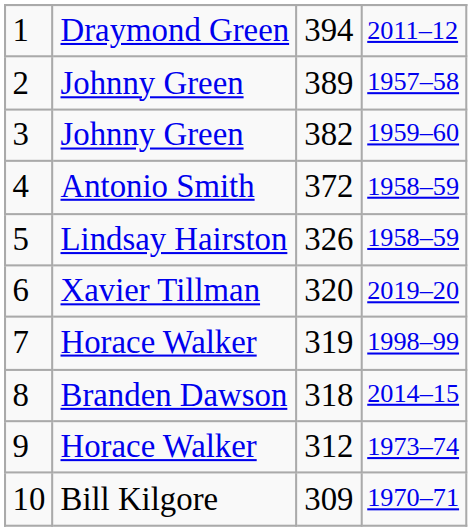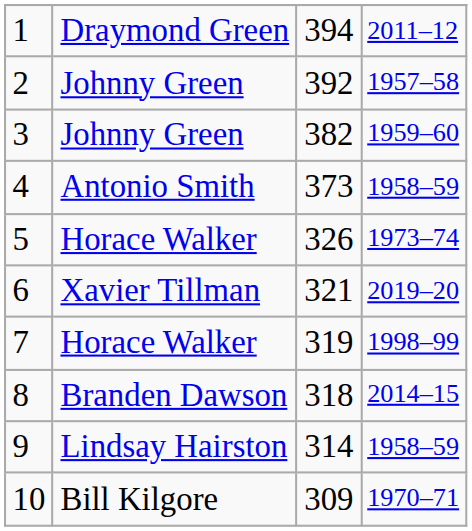(329, 82) 389 -> (329, 82) 392
(329, 186) 372 -> (329, 186) 373
(174, 238) Lindsay Hairston -> (159, 238) Horace Walker
(413, 238) 1958–59 -> (413, 238) 1973–74
(329, 290) 320 -> (329, 290) 321
(159, 446) Horace Walker -> (174, 446) Lindsay Hairston
(329, 446) 312 -> (329, 446) 314
(413, 446) 1973–74 -> (413, 446) 1958–59
